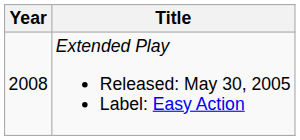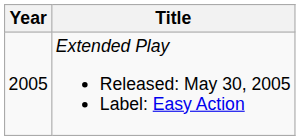(28, 83) 2008 -> (28, 83) 2005
